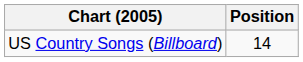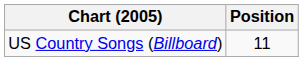(262, 43) 14 -> (262, 43) 11
